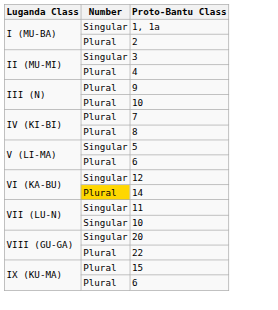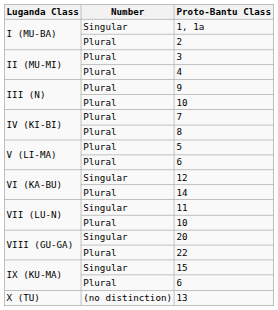(105, 57) Singular -> (100, 57) Plural
(105, 147) Singular -> (100, 147) Plural
(100, 192) gold background -> (100, 192) no background
(105, 222) Singular -> (100, 222) Plural
(100, 268) Plural -> (105, 268) Singular
+ row: (23, 298)
